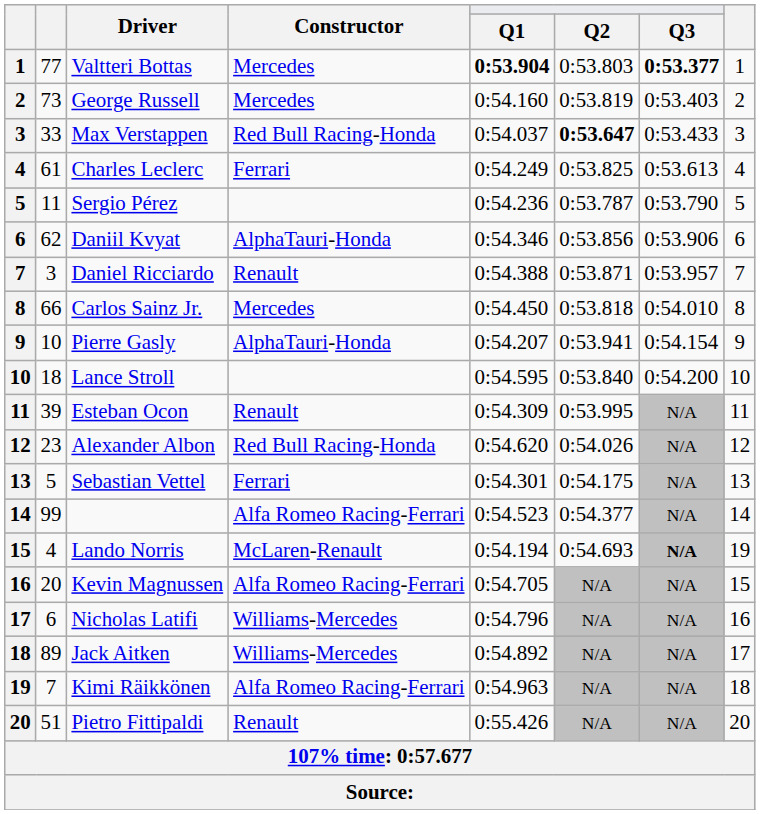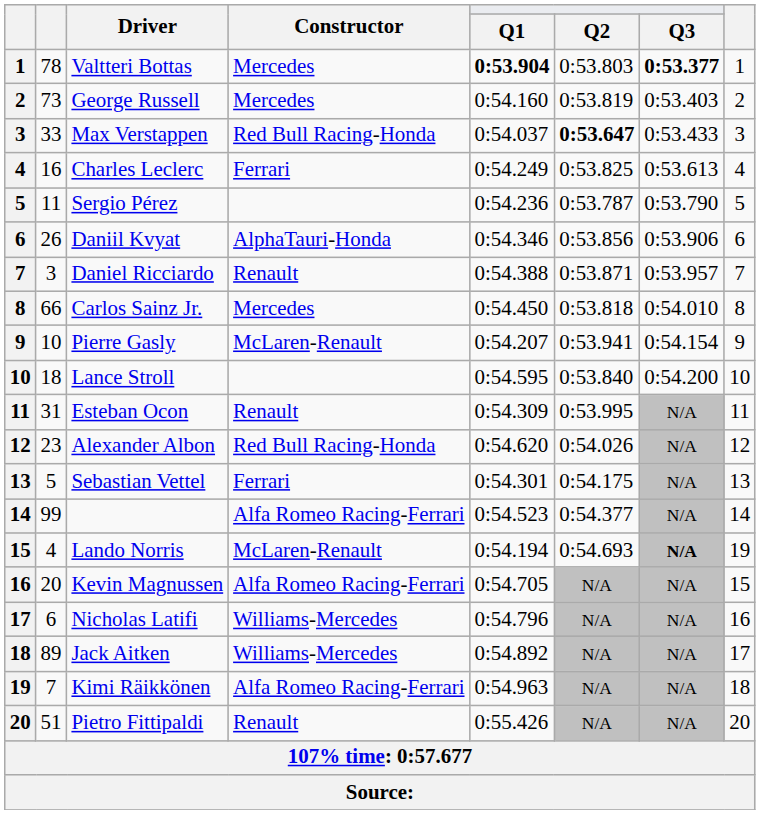(51, 65) 77 -> (51, 65) 78
(51, 169) 61 -> (51, 169) 16
(51, 238) 62 -> (51, 238) 26
(312, 342) AlphaTauri-Honda -> (308, 342) McLaren-Renault
(51, 411) 39 -> (51, 411) 31
